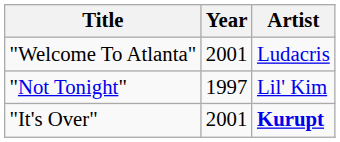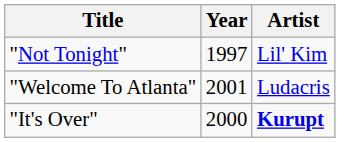rows swapped: (68, 86) <-> (103, 53)
(227, 119) 2001 -> (227, 119) 2000
